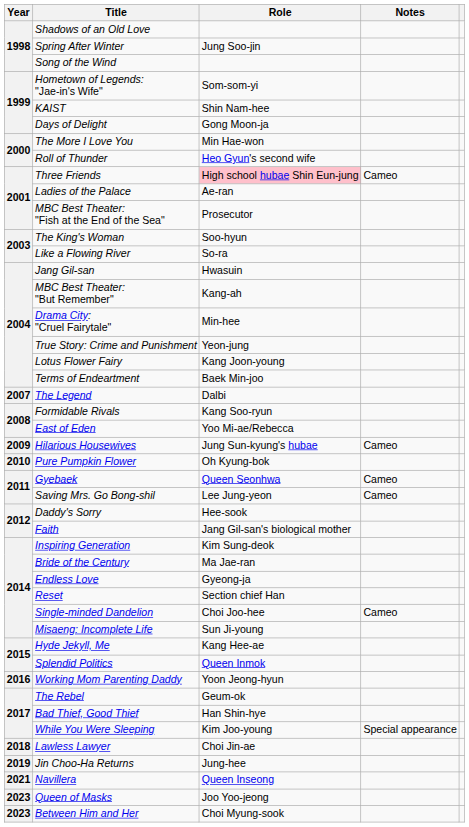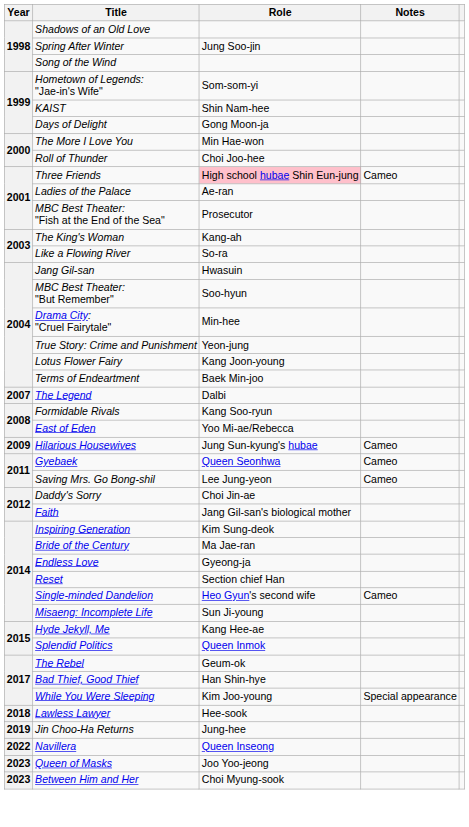(259, 158) Heo Gyun's second wife -> (233, 158) Choi Joo-hee
(224, 237) Soo-hyun -> (222, 237) Kang-ah
(222, 293) Kang-ah -> (224, 293) Soo-hyun
- row: (86, 462)
(224, 512) Hee-sook -> (228, 495) Choi Jin-ae
(233, 613) Choi Joo-hee -> (259, 596) Heo Gyun's second wife
- row: (108, 680)
(228, 747) Choi Jin-ae -> (224, 713) Hee-sook
(19, 780) 2021 -> (19, 747) 2022
